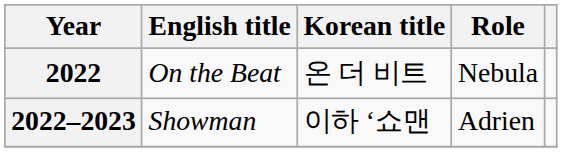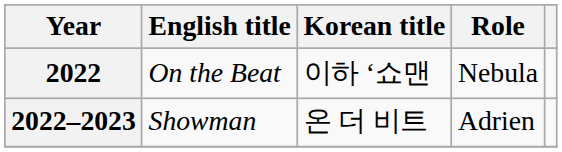(366, 72) 온 더 비트 -> (367, 72) 이하 ‘쇼맨
(367, 121) 이하 ‘쇼맨 -> (366, 121) 온 더 비트
